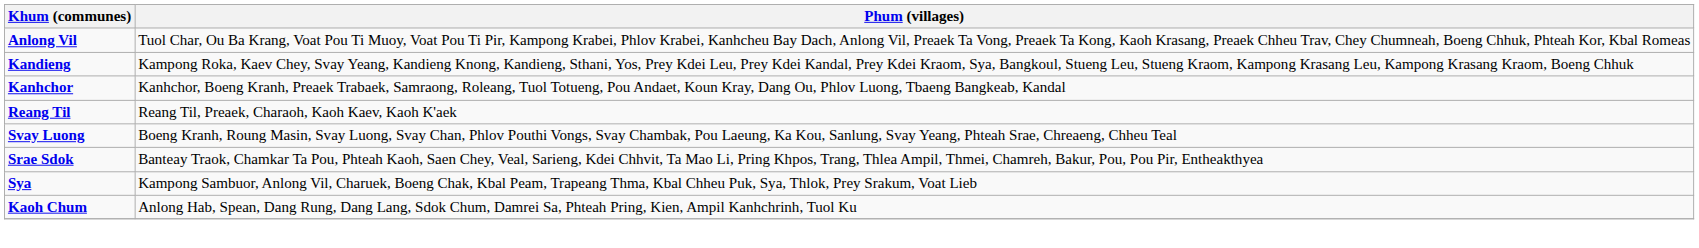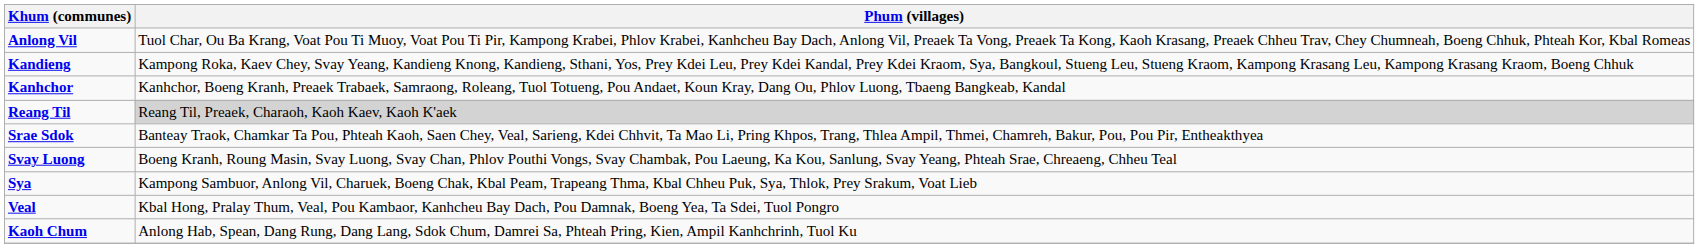(298, 111) no background -> (298, 111) lightgrey background
rows swapped: (41, 159) <-> (46, 135)
+ row: (22, 207)
